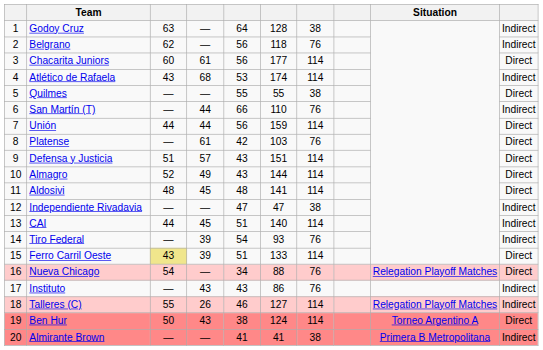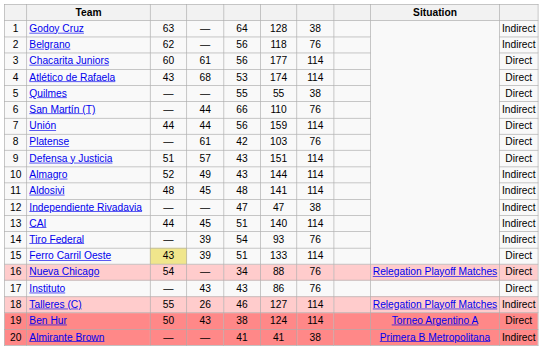(519, 77) Indirect -> (519, 77) Direct
(519, 175) Direct -> (519, 175) Indirect
(519, 191) Direct -> (519, 191) Indirect
(519, 288) Indirect -> (519, 288) Direct
